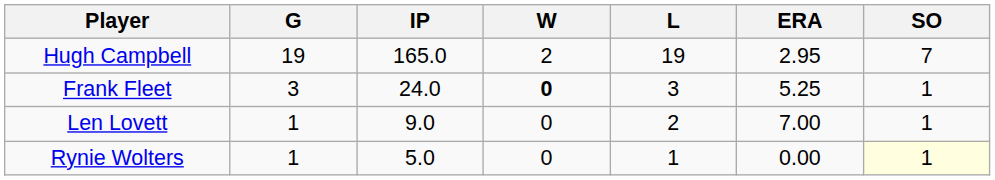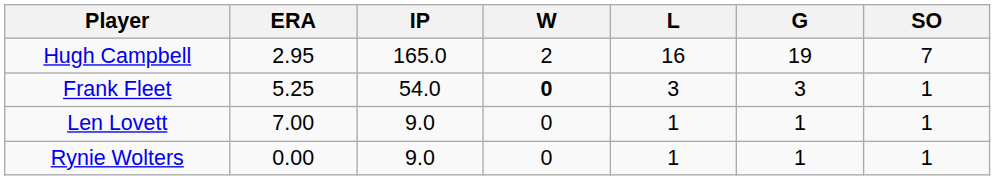columns swapped: (293, 21) <-> (800, 21)
(673, 55) 19 -> (673, 55) 16
(420, 89) 24.0 -> (420, 89) 54.0
(673, 123) 2 -> (673, 123) 1
(420, 157) 5.0 -> (420, 157) 9.0
(927, 157) lightyellow background -> (927, 157) no background
